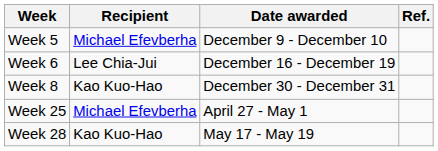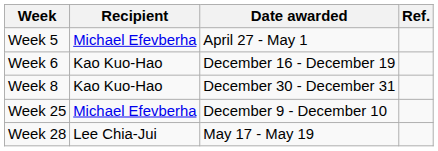(295, 39) December 9 - December 10 -> (255, 39) April 27 - May 1
(115, 63) Lee Chia-Jui -> (118, 63) Kao Kuo-Hao
(255, 110) April 27 - May 1 -> (295, 110) December 9 - December 10
(118, 134) Kao Kuo-Hao -> (115, 134) Lee Chia-Jui
